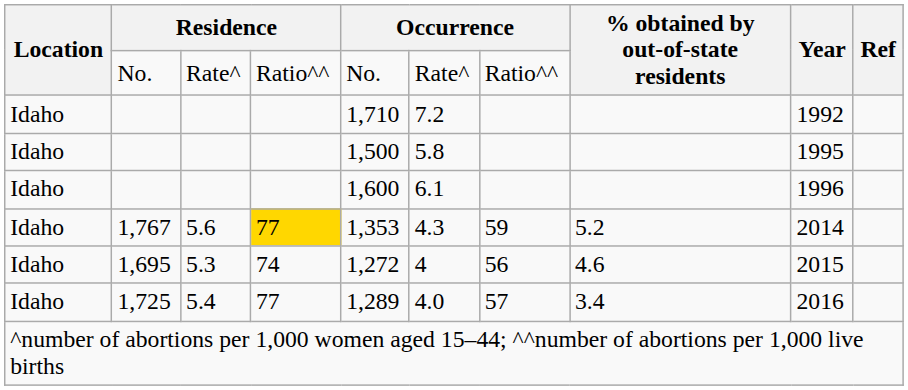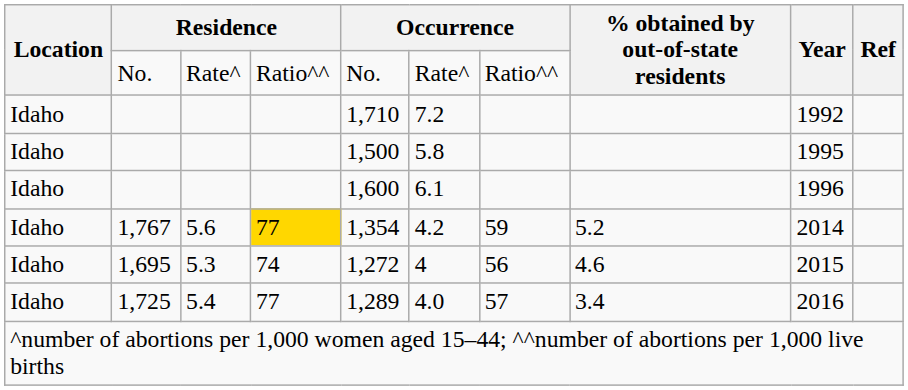(373, 226) 1,353 -> (373, 226) 1,354
(430, 226) 4.3 -> (430, 226) 4.2
